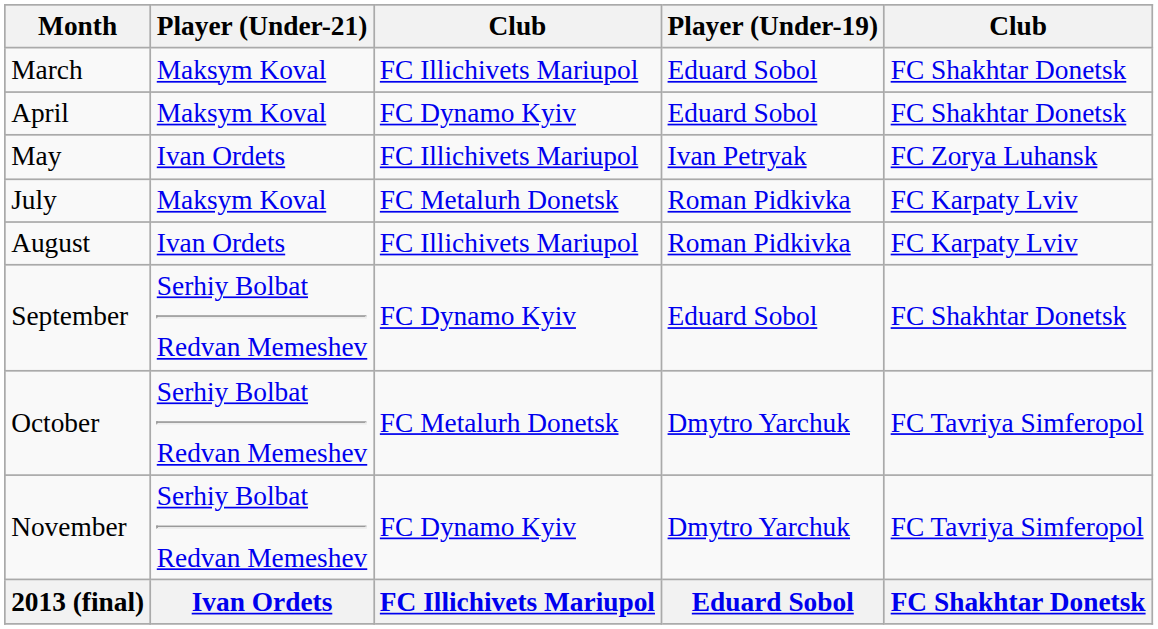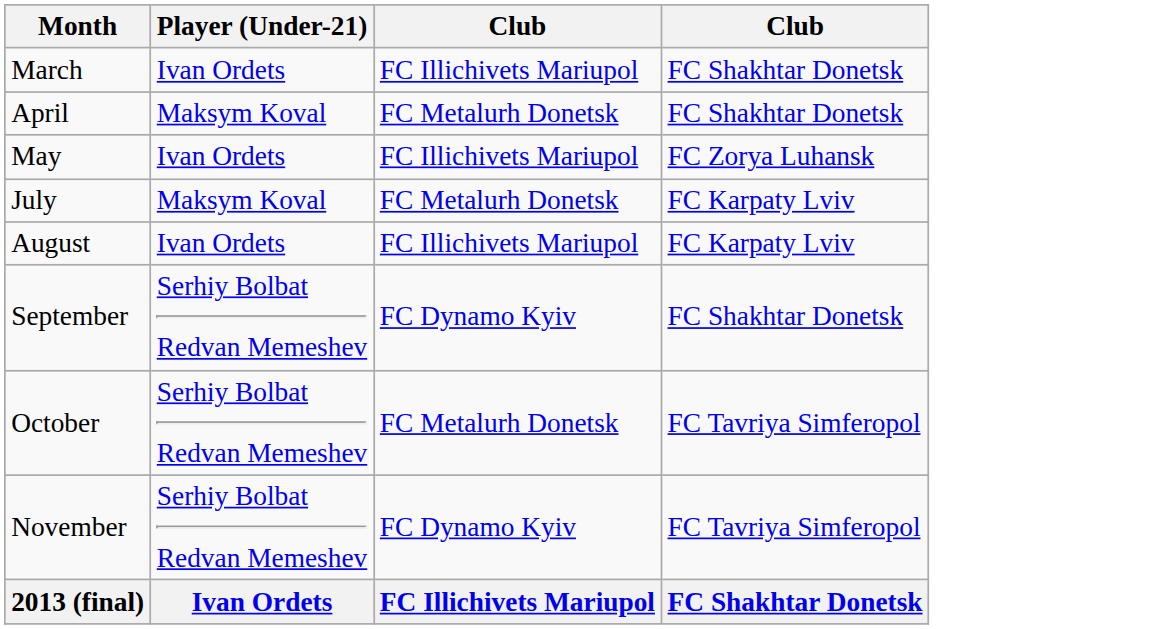- column: (773, 26)
(242, 69) Maksym Koval -> (221, 69) Ivan Ordets
(478, 112) FC Dynamo Kyiv -> (499, 112) FC Metalurh Donetsk
